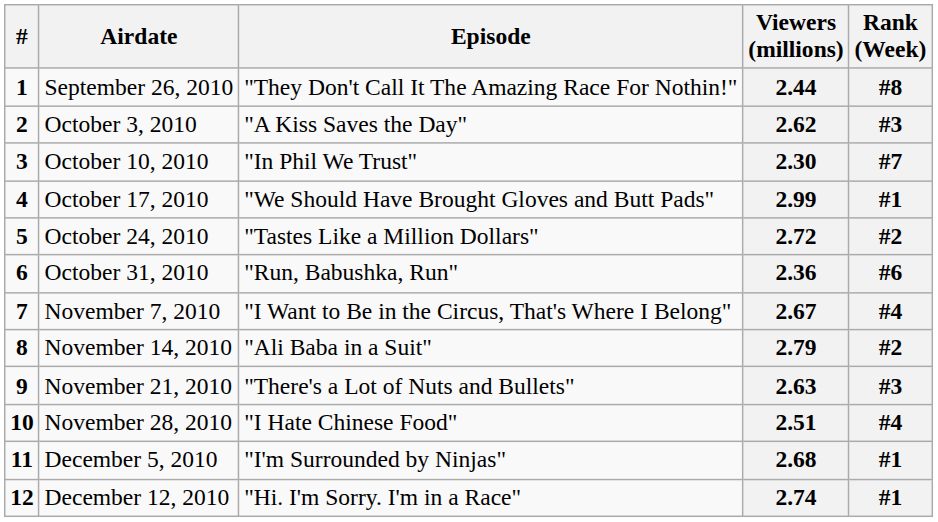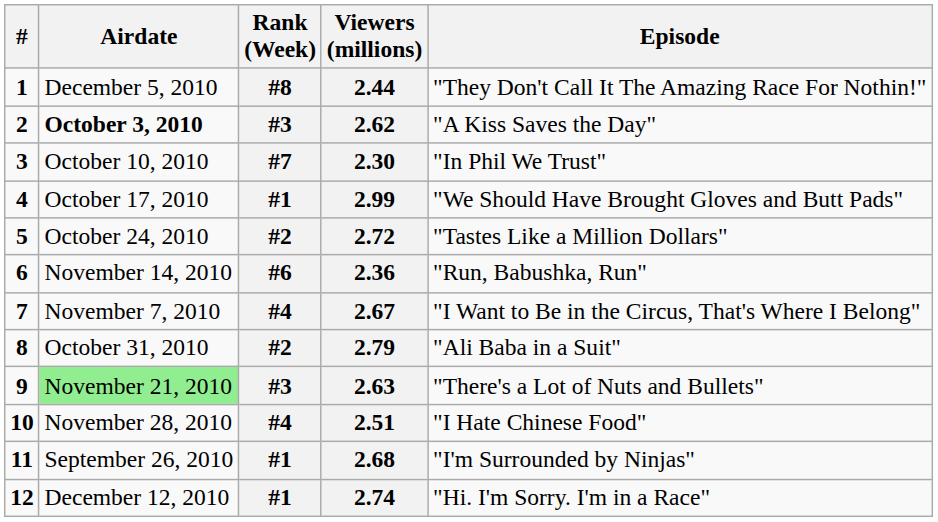columns swapped: (491, 36) <-> (890, 36)
(139, 86) September 26, 2010 -> (131, 86) December 5, 2010
(121, 124) normal -> (124, 124) bold
(126, 273) October 31, 2010 -> (138, 273) November 14, 2010
(138, 348) November 14, 2010 -> (126, 348) October 31, 2010
(138, 385) no background -> (138, 385) lightgreen background
(131, 459) December 5, 2010 -> (139, 459) September 26, 2010
